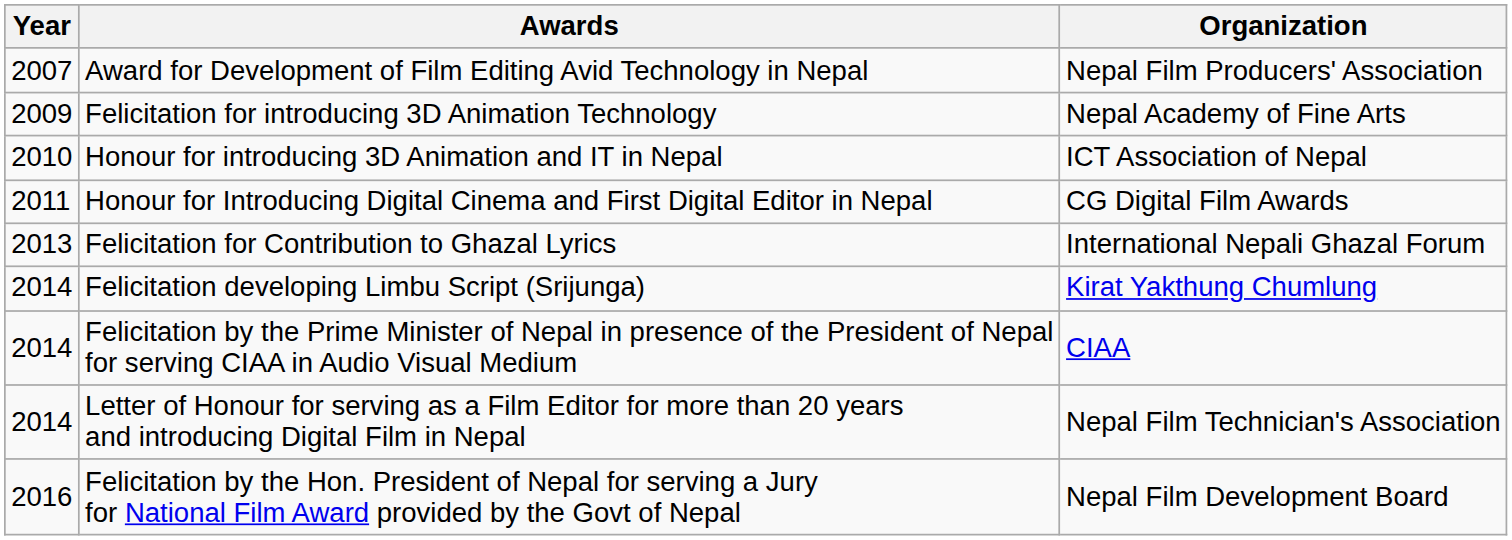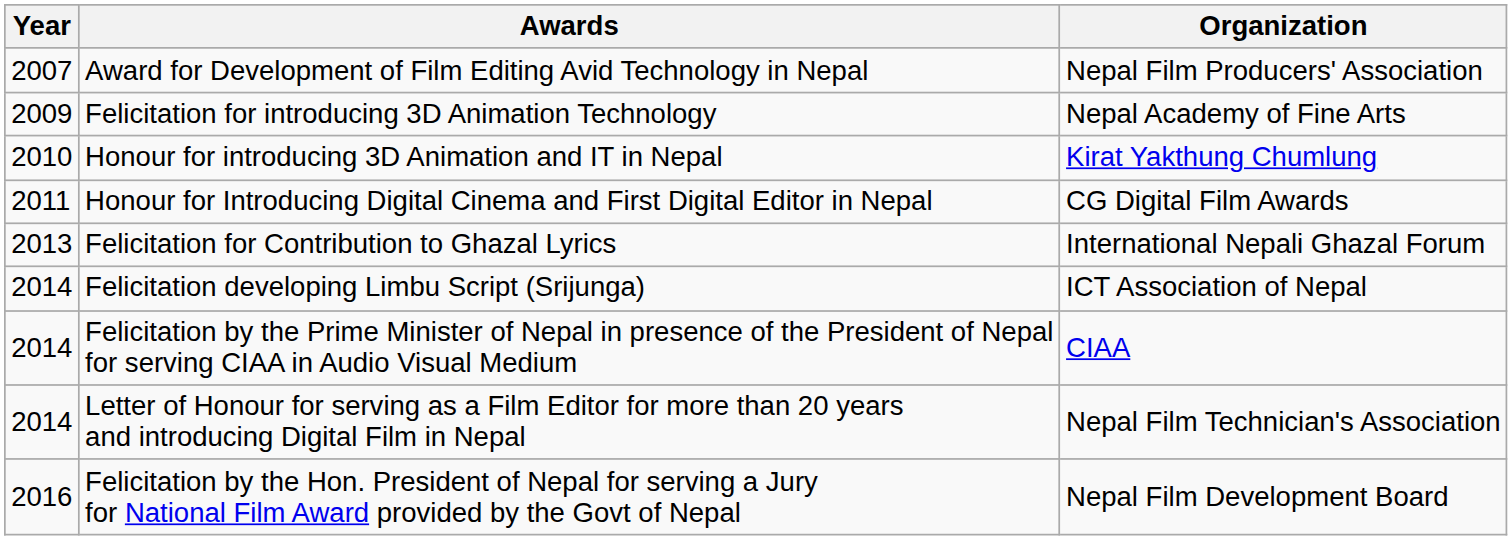(1216, 157) ICT Association of Nepal -> (1222, 157) Kirat Yakthung Chumlung
(1222, 288) Kirat Yakthung Chumlung -> (1216, 288) ICT Association of Nepal
